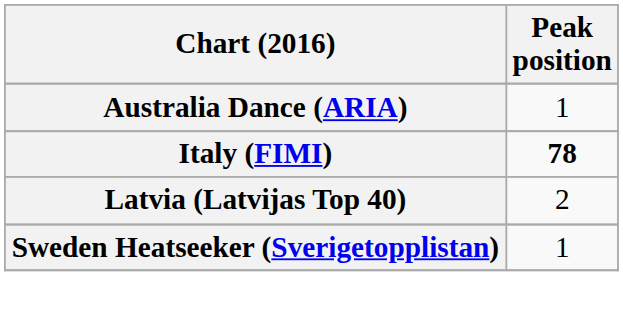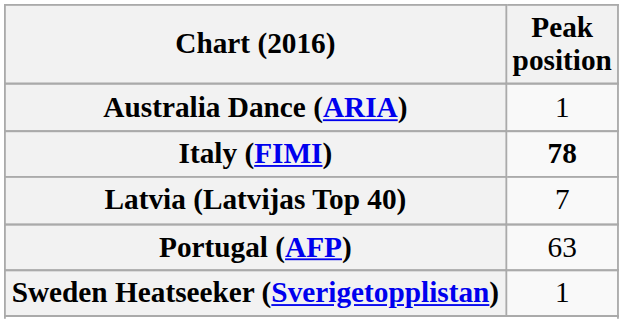(562, 199) 2 -> (562, 199) 7
+ row: (255, 246)
